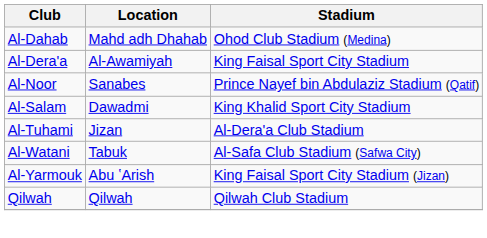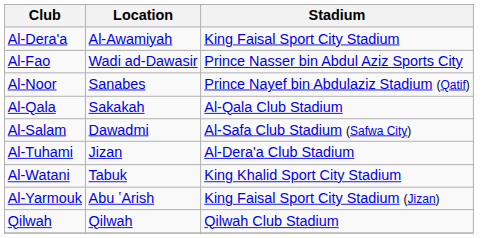- row: (38, 38)
+ row: (29, 61)
+ row: (32, 107)
(312, 107) King Khalid Sport City Stadium -> (308, 130) Al-Safa Club Stadium (Safwa City)
(317, 152) Al-Safa Club Stadium (Safwa City) -> (303, 175) King Khalid Sport City Stadium
